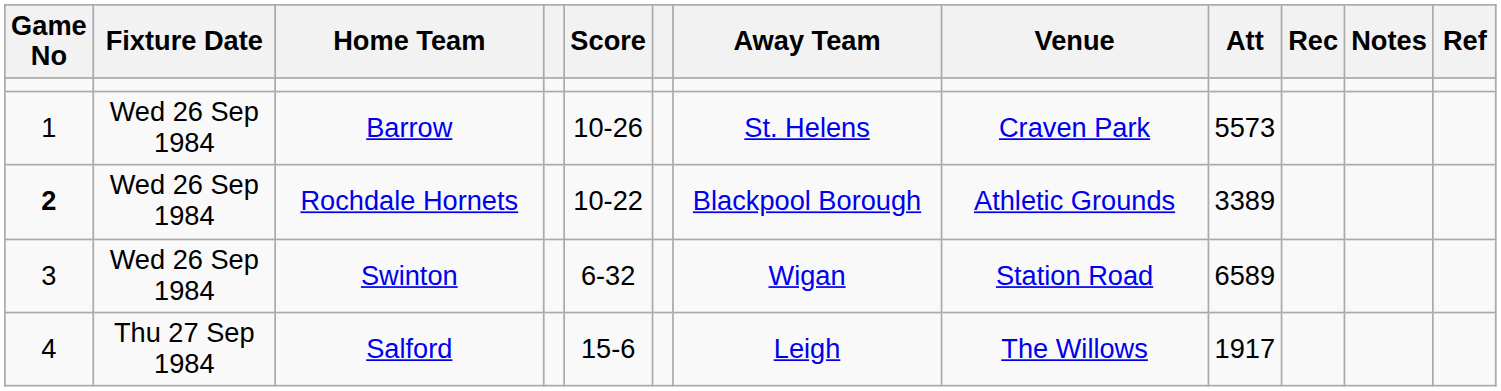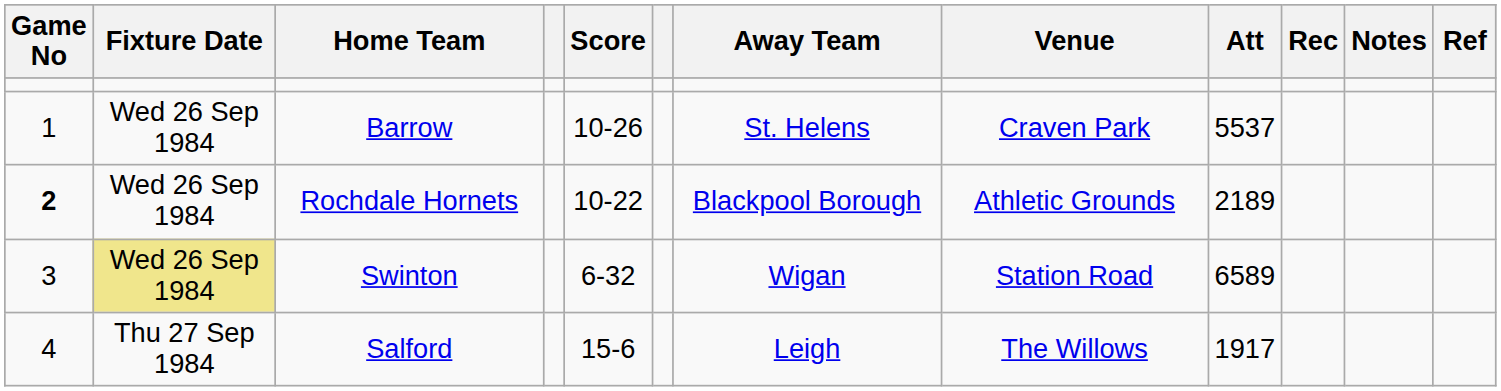(1245, 127) 5573 -> (1245, 127) 5537
(1245, 201) 3389 -> (1245, 201) 2189
(184, 275) no background -> (184, 275) khaki background
